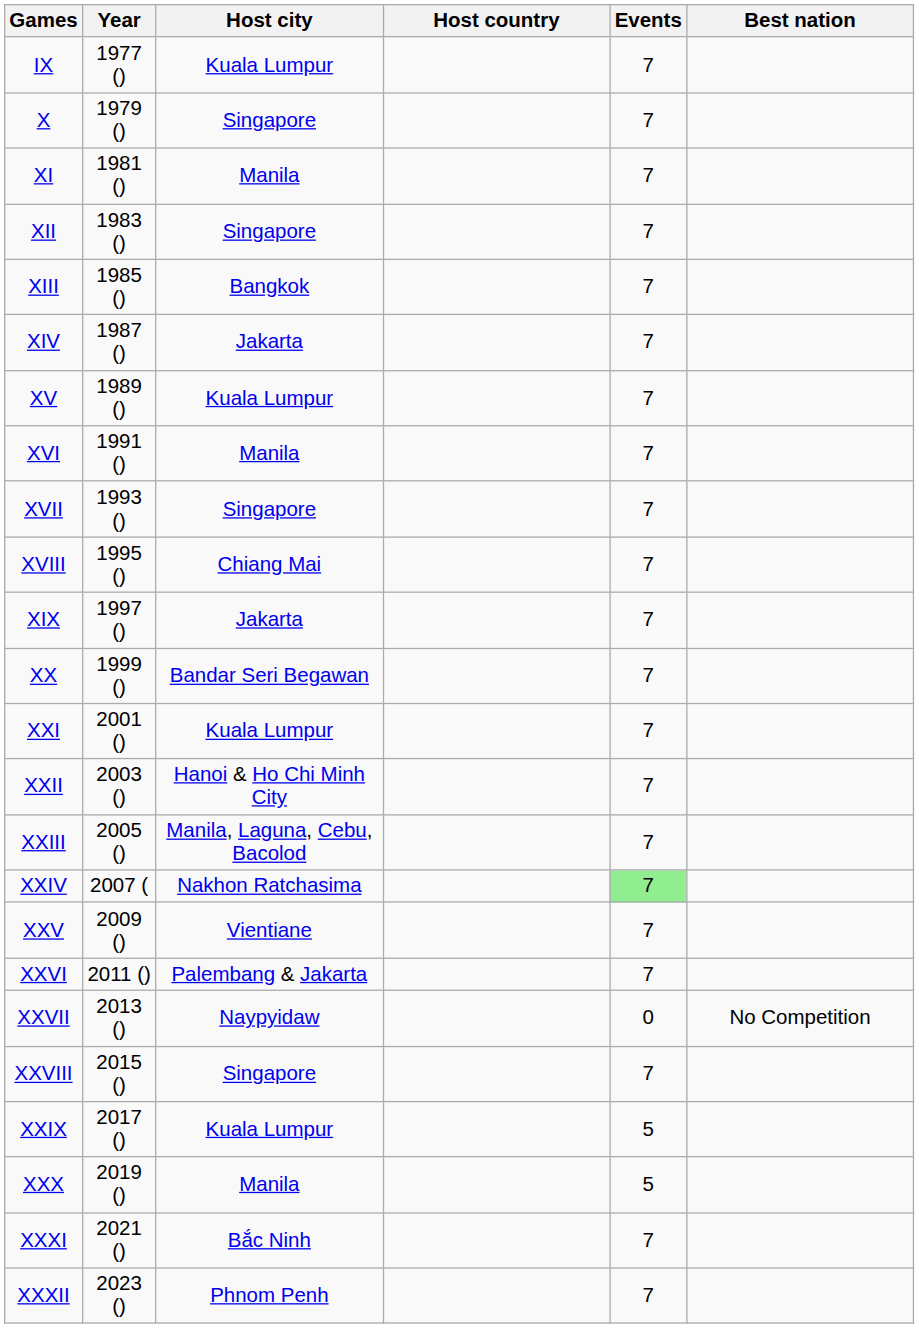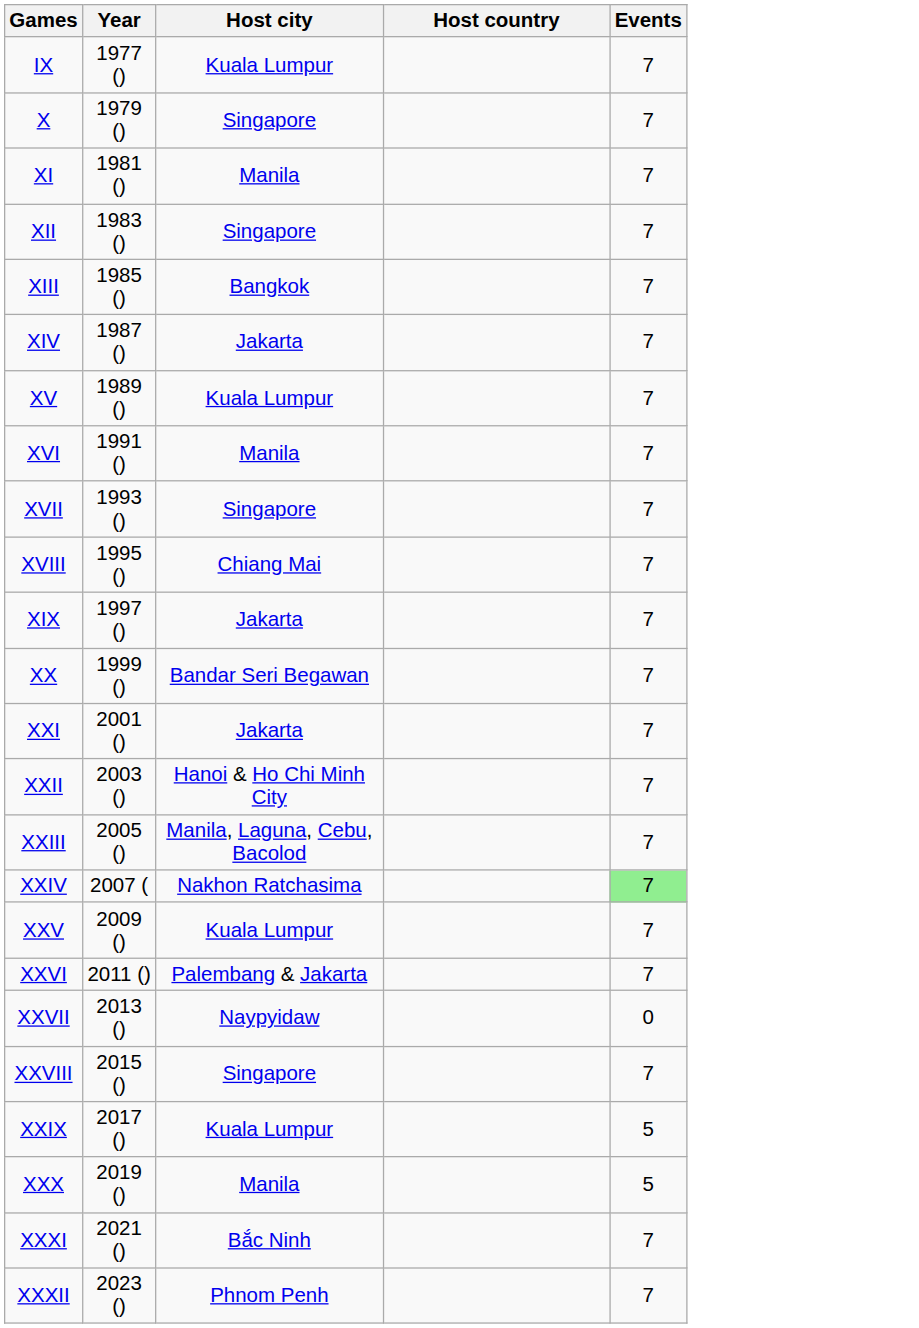- column: (800, 20)
(269, 730) Kuala Lumpur -> (269, 730) Jakarta
(269, 930) Vientiane -> (269, 930) Kuala Lumpur
